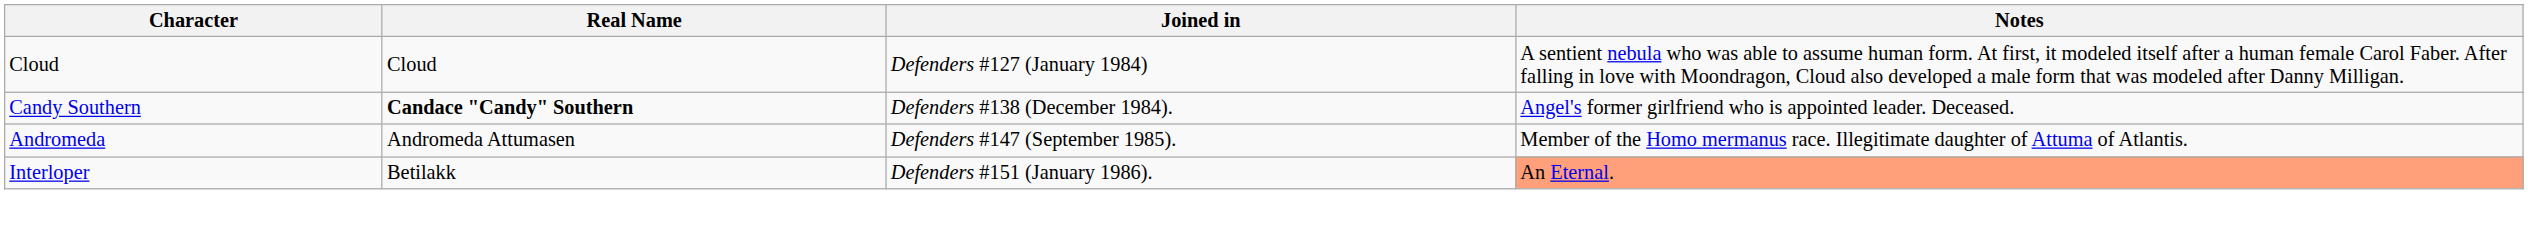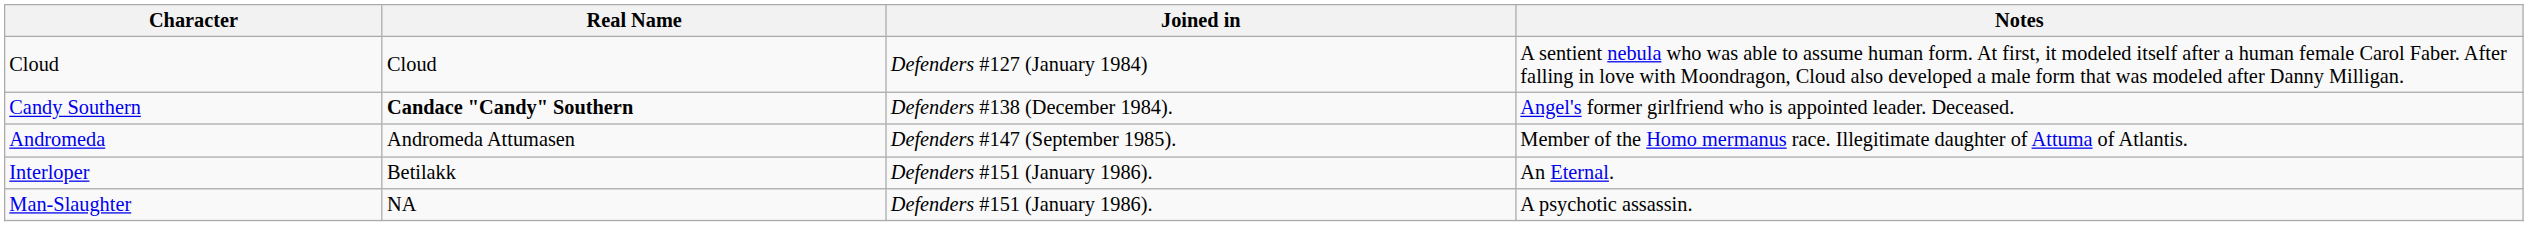(1567, 172) lightsalmon background -> (1567, 172) no background
+ row: (70, 204)
